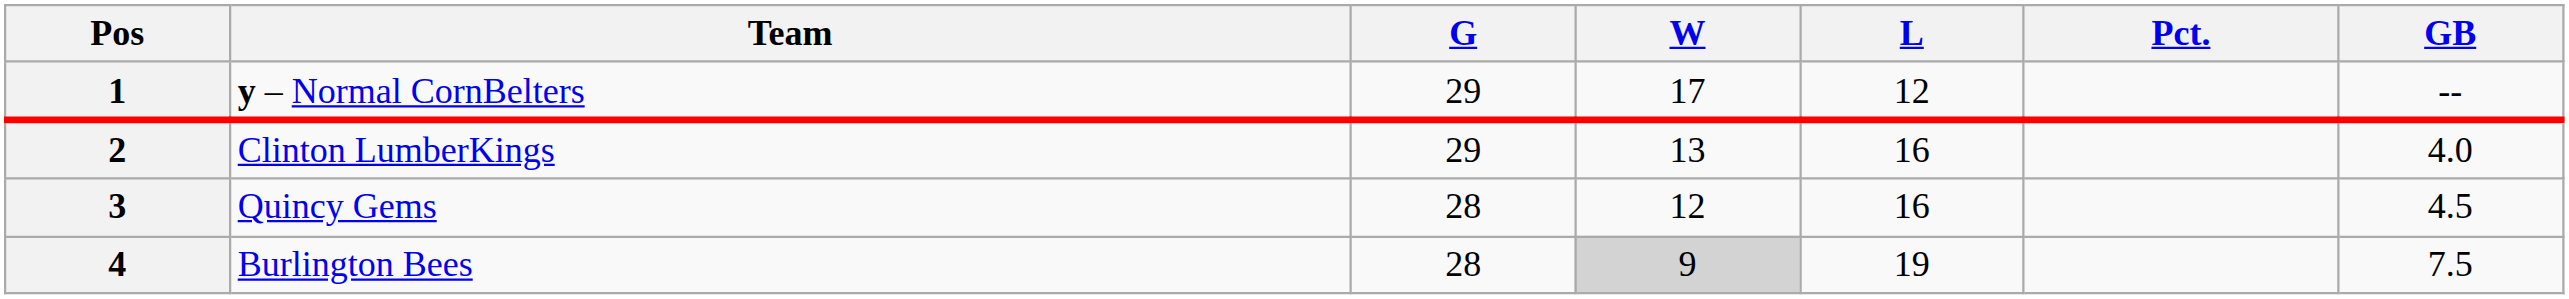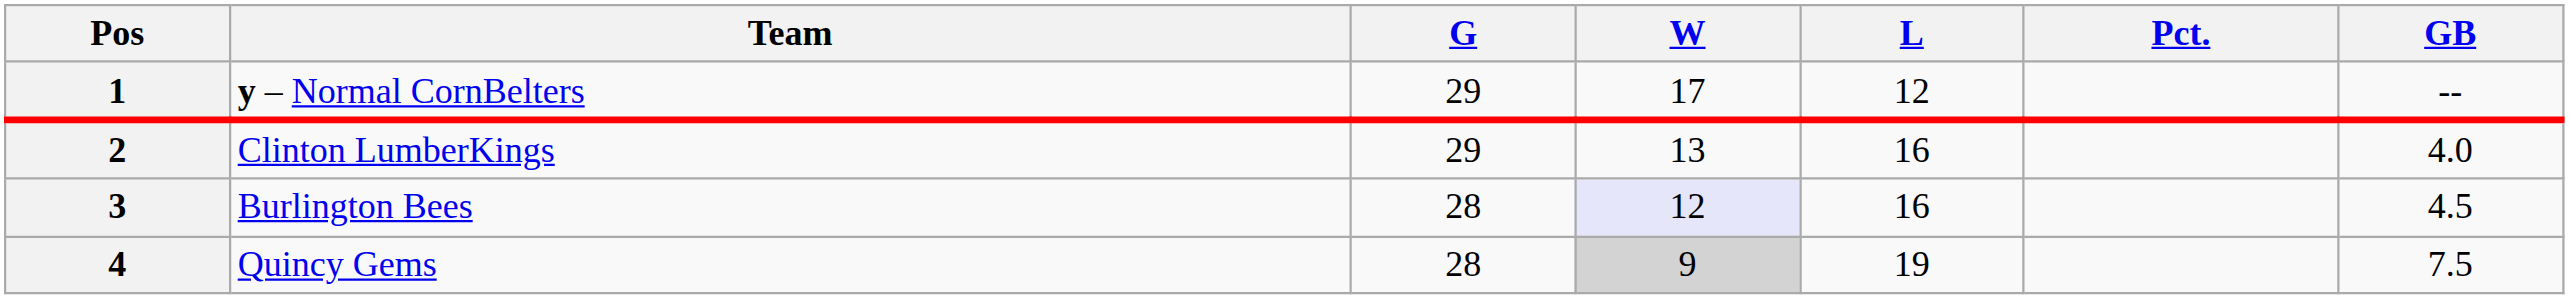(337, 206) Quincy Gems -> (355, 206) Burlington Bees
(1687, 206) no background -> (1687, 206) lavender background
(355, 263) Burlington Bees -> (337, 263) Quincy Gems
